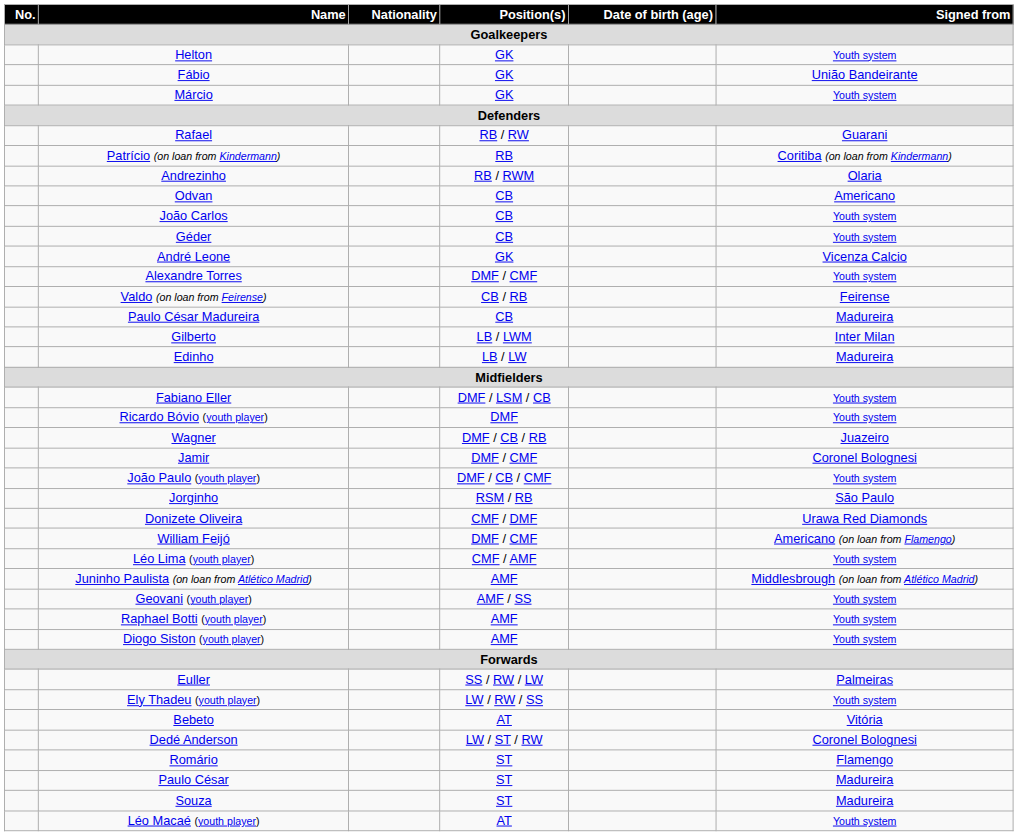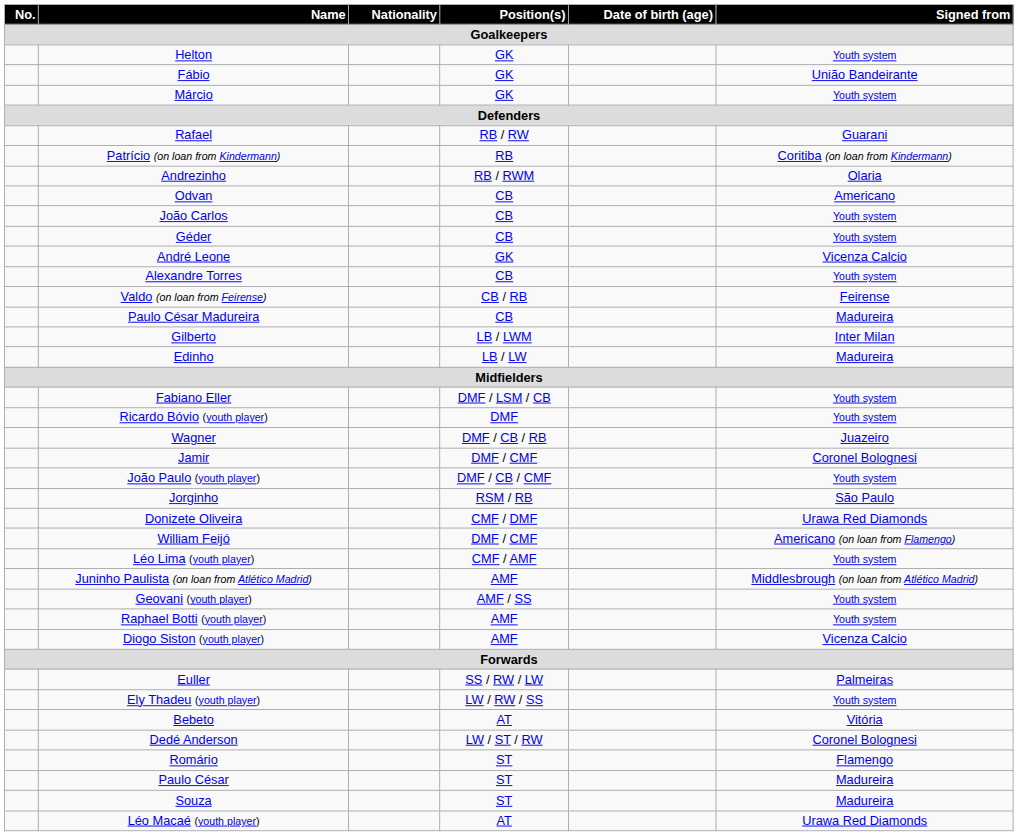(504, 276) DMF / CMF -> (504, 276) CB
(865, 639) Youth system -> (865, 639) Vicenza Calcio
(865, 821) Youth system -> (865, 820) Urawa Red Diamonds
